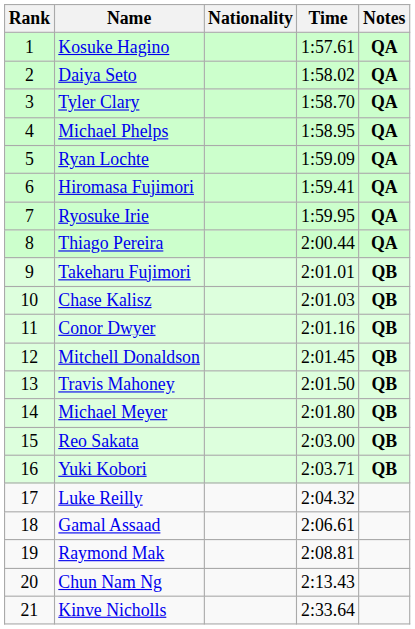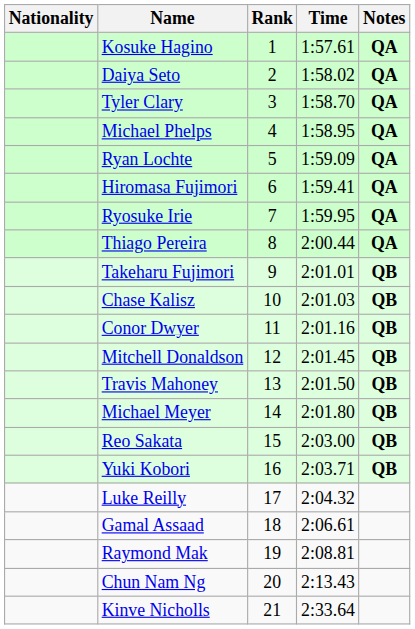columns swapped: (29, 18) <-> (250, 18)
